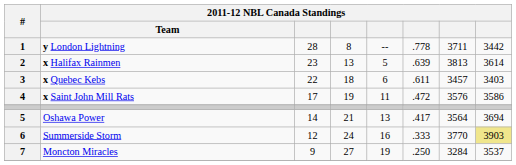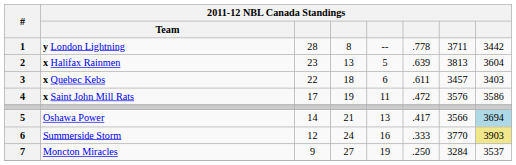(494, 63) 3614 -> (494, 63) 3604
(457, 118) 3564 -> (457, 118) 3566
(494, 118) no background -> (494, 118) lightblue background
